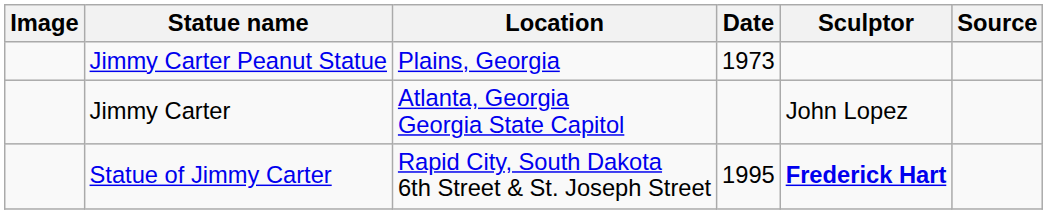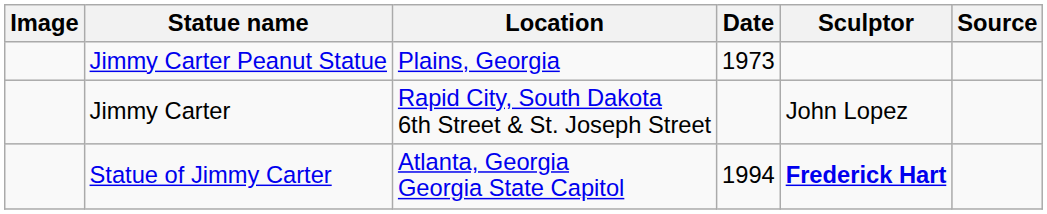(511, 111) Atlanta, Georgia Georgia State Capitol -> (555, 111) Rapid City, South Dakota 6th Street & St. Joseph Street
(555, 175) Rapid City, South Dakota 6th Street & St. Joseph Street -> (511, 175) Atlanta, Georgia Georgia State Capitol
(748, 175) 1995 -> (748, 175) 1994
